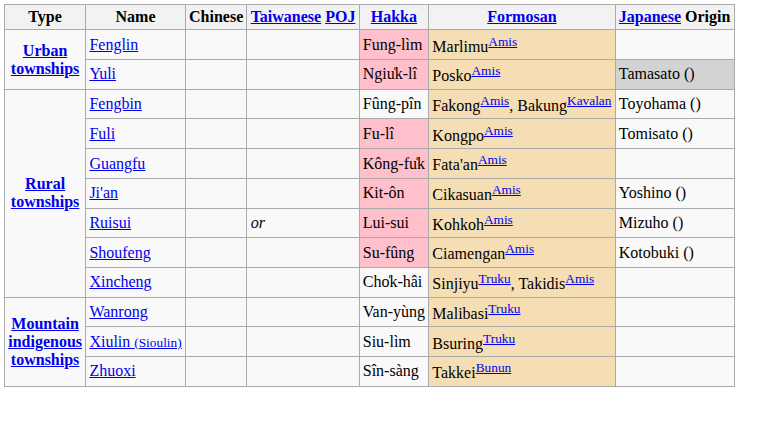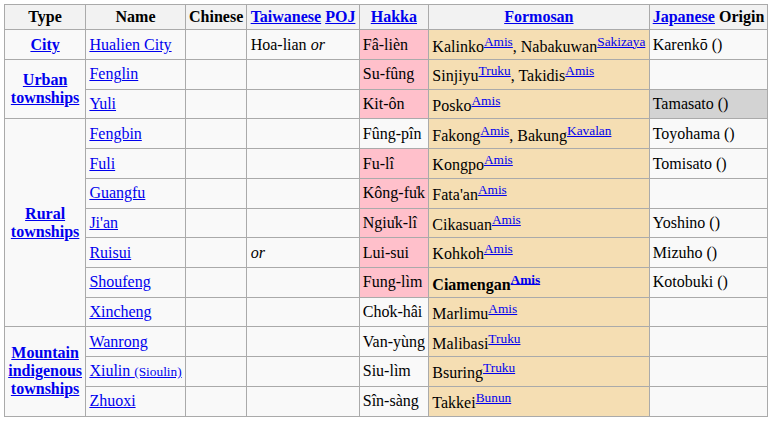+ row: (130, 44)
(393, 44) Fung-lìm -> (389, 74) Su-fûng
(475, 44) MarlimuAmis -> (513, 74) SinjiyuTruku, TakidisAmis
(390, 74) Ngiu̍k-lî -> (384, 104) Kit-ôn
(384, 193) Kit-ôn -> (390, 222) Ngiu̍k-lî
(389, 252) Su-fûng -> (393, 282) Fung-lìm
(483, 252) normal -> (486, 282) bold
(513, 282) SinjiyuTruku, TakidisAmis -> (475, 312) MarlimuAmis
